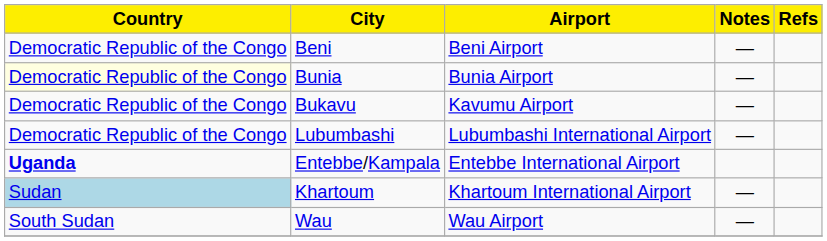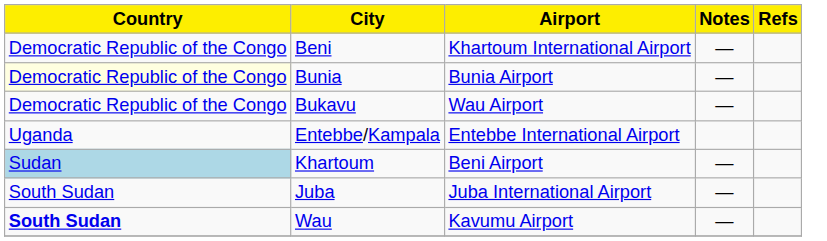(496, 47) Beni Airport -> (570, 47) Khartoum International Airport
(511, 105) Kavumu Airport -> (496, 105) Wau Airport
- row: (345, 134)
(42, 163) bold -> (41, 134) normal
(570, 192) Khartoum International Airport -> (496, 163) Beni Airport
+ row: (315, 192)
(62, 221) normal -> (65, 221) bold
(496, 221) Wau Airport -> (511, 221) Kavumu Airport
